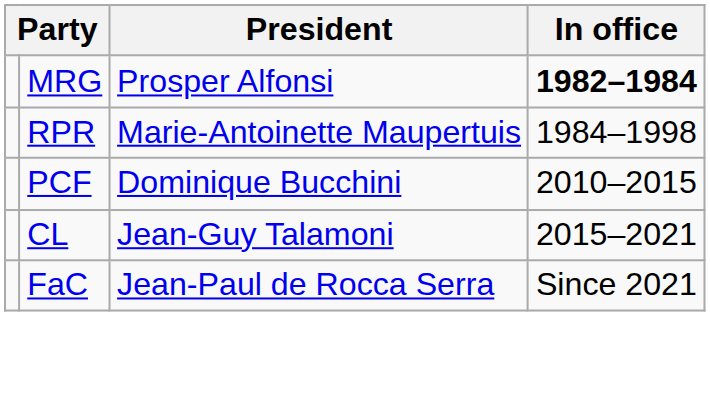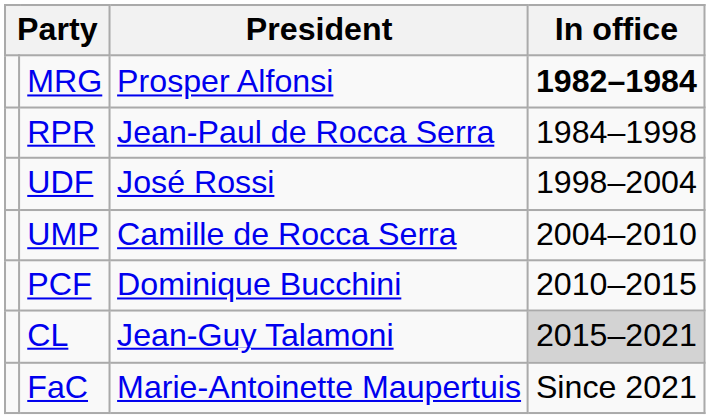(319, 132) Marie-Antoinette Maupertuis -> (306, 132) Jean-Paul de Rocca Serra
+ row: (60, 183)
+ row: (63, 234)
(616, 234) no background -> (616, 336) lightgrey background
(306, 285) Jean-Paul de Rocca Serra -> (319, 387) Marie-Antoinette Maupertuis
